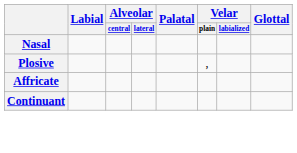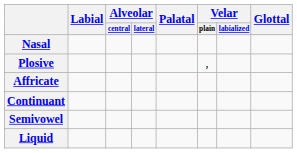+ row: (36, 119)
+ row: (36, 138)
